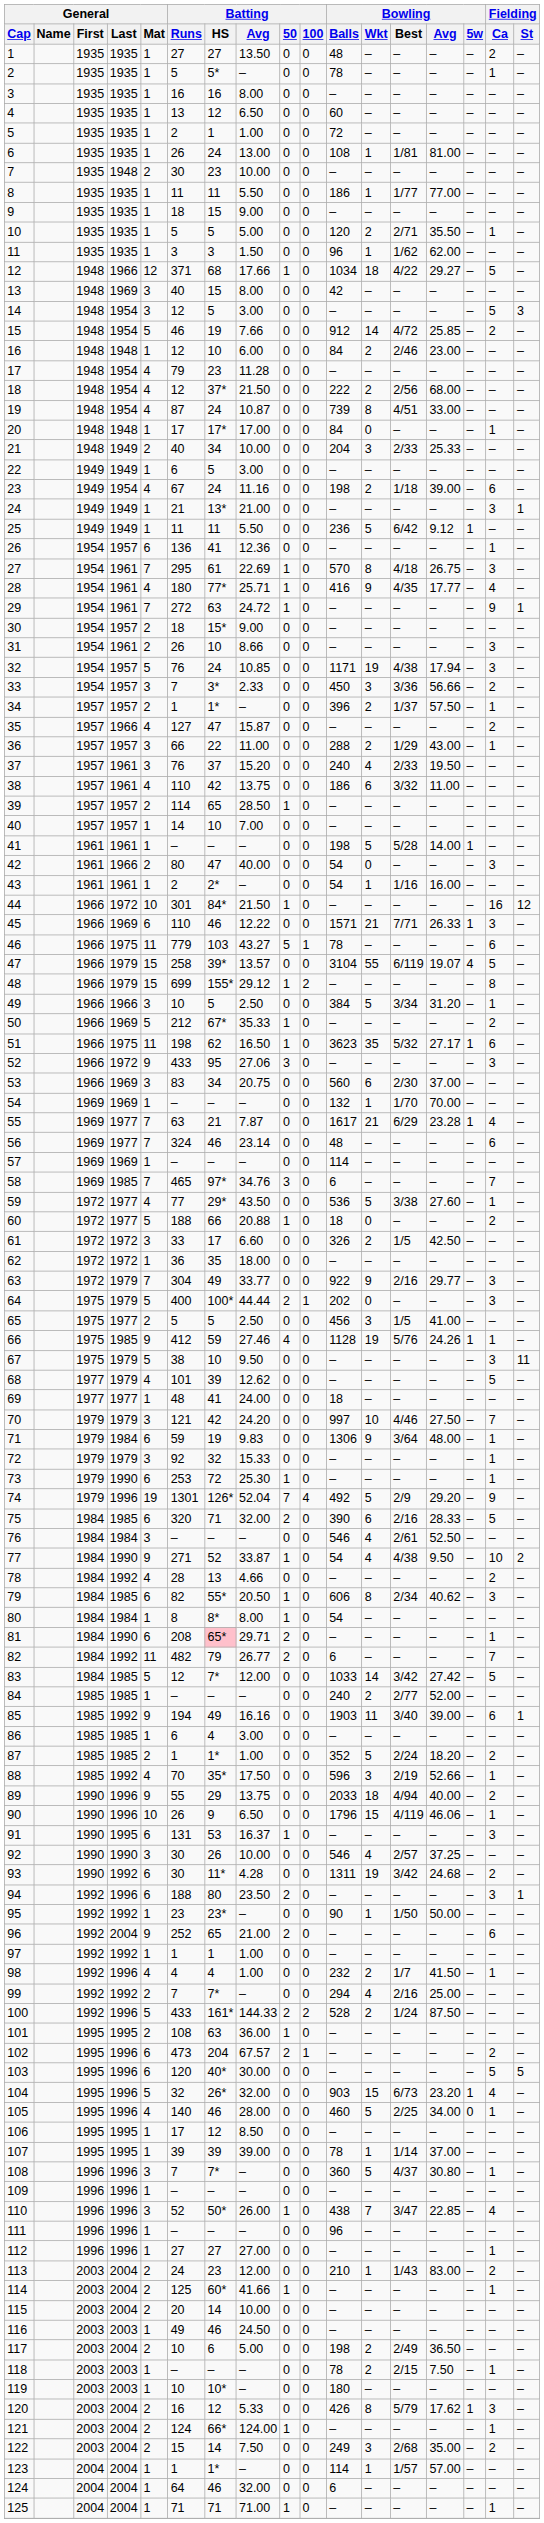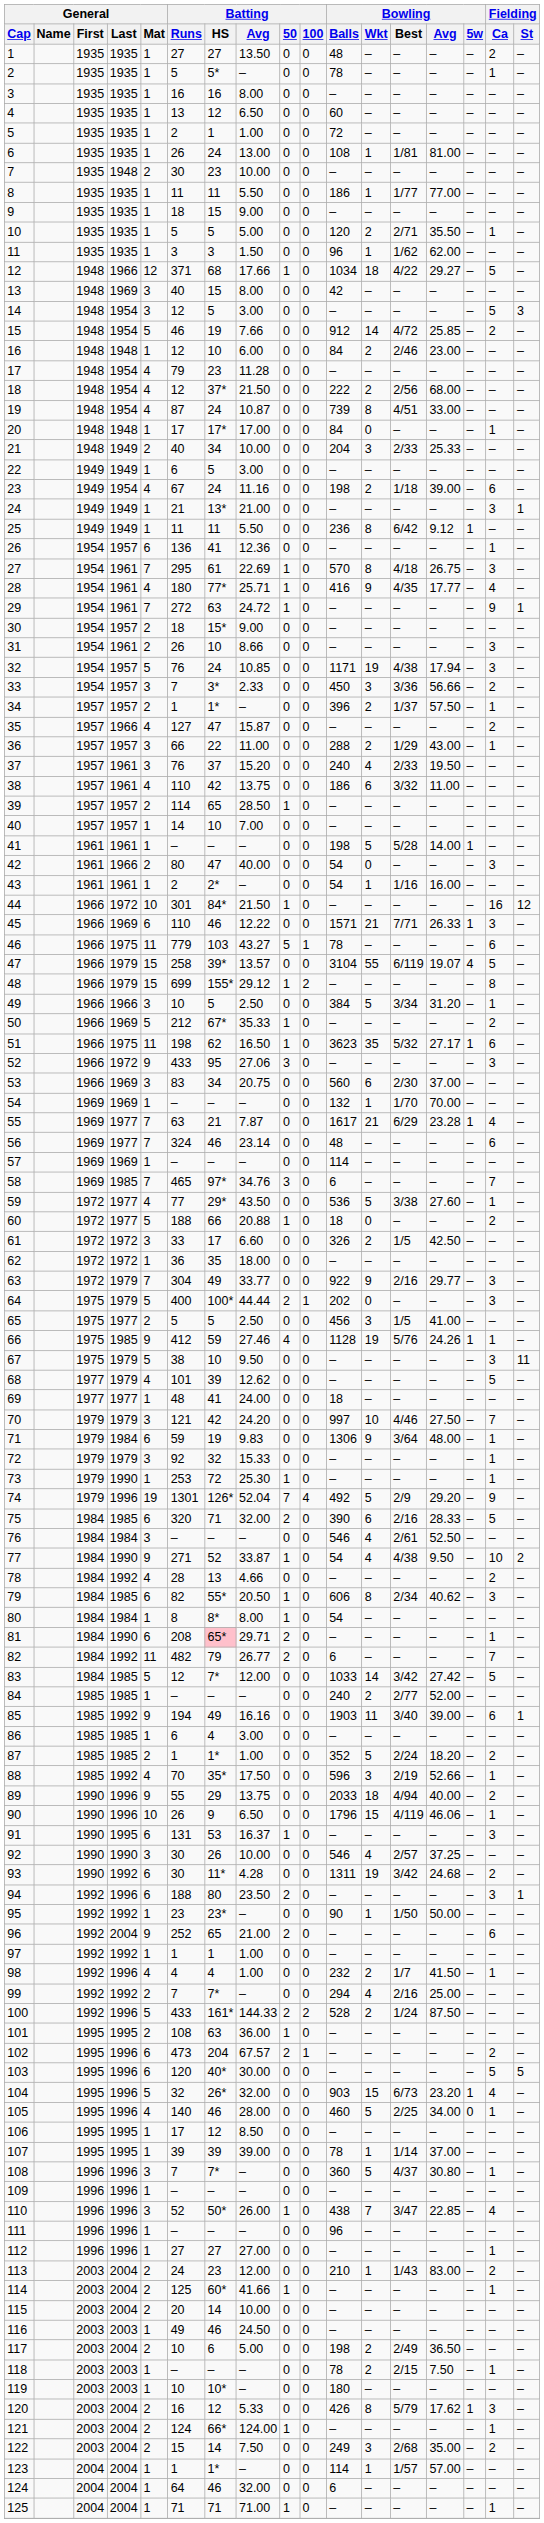(368, 529) 5 -> (368, 529) 8
(147, 1479) 6 -> (147, 1479) 1
